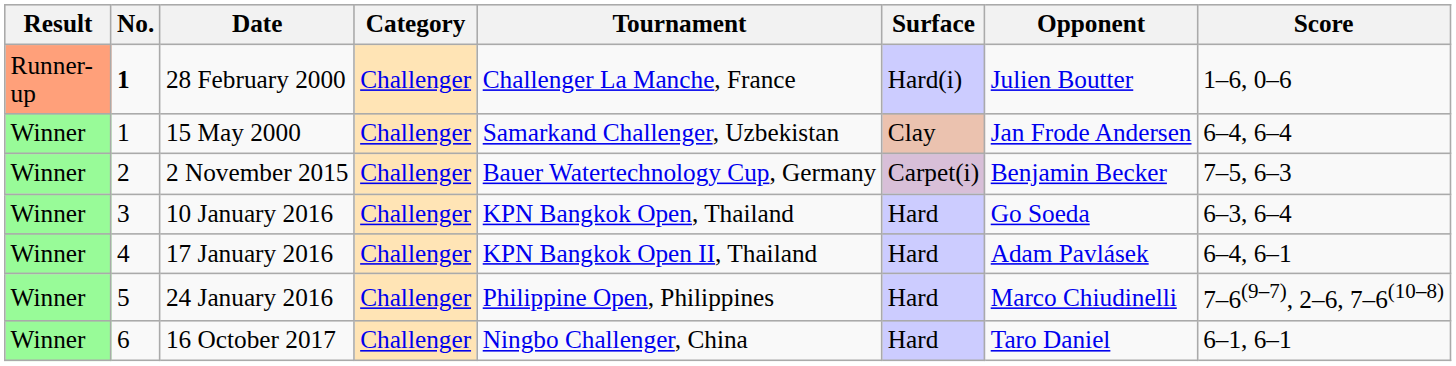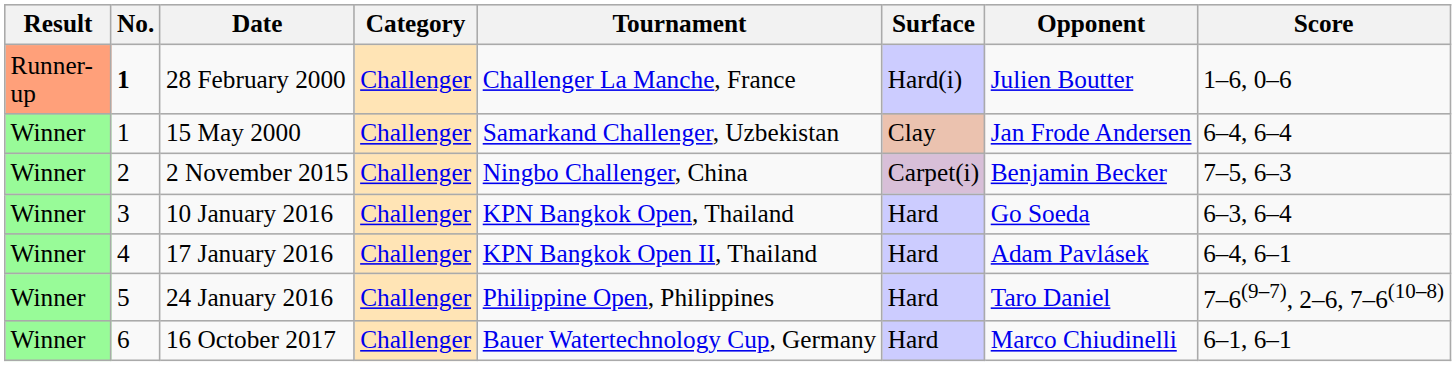(679, 173) Bauer Watertechnology Cup, Germany -> (615, 173) Ningbo Challenger, China
(1084, 296) Marco Chiudinelli -> (1051, 296) Taro Daniel
(615, 340) Ningbo Challenger, China -> (679, 340) Bauer Watertechnology Cup, Germany
(1051, 340) Taro Daniel -> (1084, 340) Marco Chiudinelli
